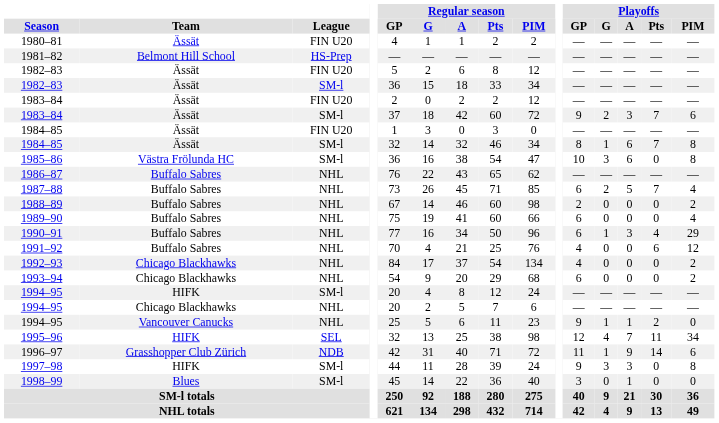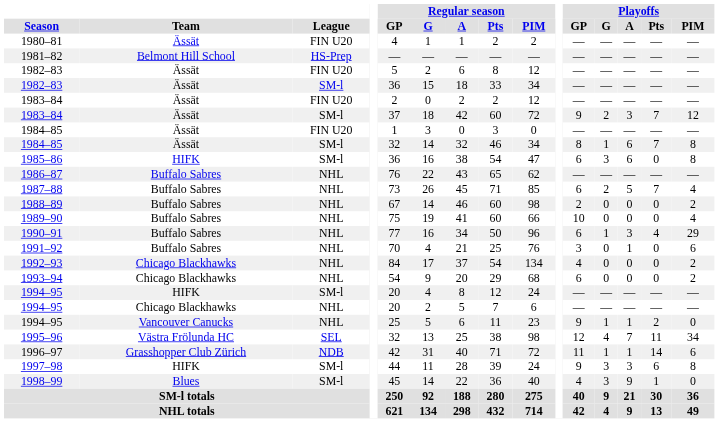(693, 115) 6 -> (693, 115) 12
(186, 159) Västra Frölunda HC -> (186, 159) HIFK
(579, 159) 10 -> (579, 159) 6
(579, 218) 6 -> (579, 218) 10
(579, 248) 4 -> (579, 248) 3
(629, 248) 0 -> (629, 248) 1
(656, 248) 6 -> (656, 248) 0
(693, 248) 12 -> (693, 248) 6
(186, 337) HIFK -> (186, 337) Västra Frölunda HC
(629, 351) 9 -> (629, 351) 1
(656, 366) 0 -> (656, 366) 6
(579, 381) 3 -> (579, 381) 4
(606, 381) 0 -> (606, 381) 3
(629, 381) 1 -> (629, 381) 9
(656, 381) 0 -> (656, 381) 1
